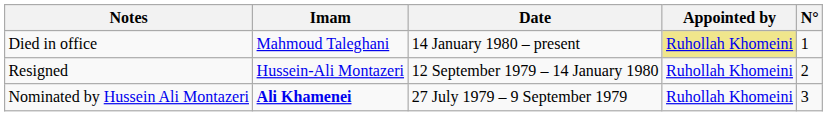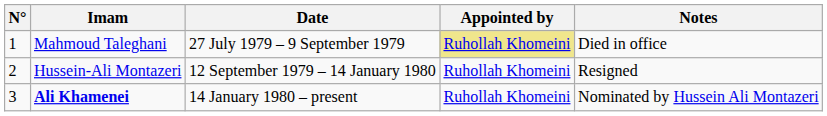columns swapped: (810, 17) <-> (129, 17)
(496, 43) 14 January 1980 – present -> (297, 43) 27 July 1979 – 9 September 1979
(519, 96) 27 July 1979 – 9 September 1979 -> (273, 96) 14 January 1980 – present
